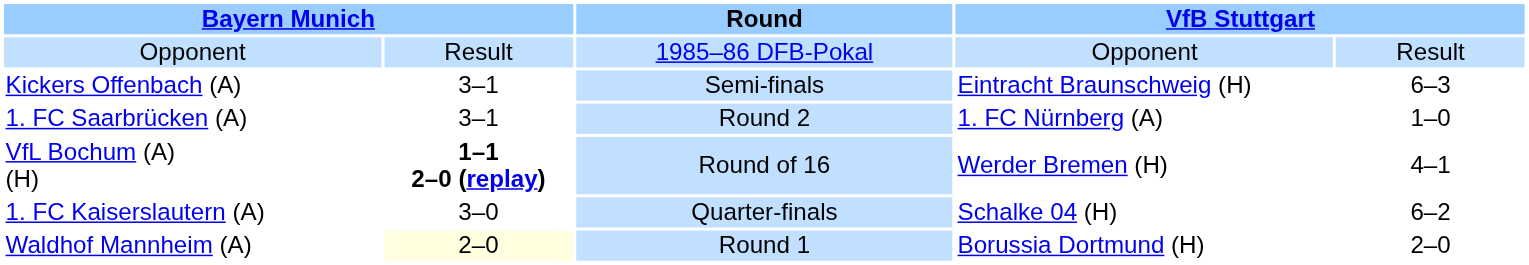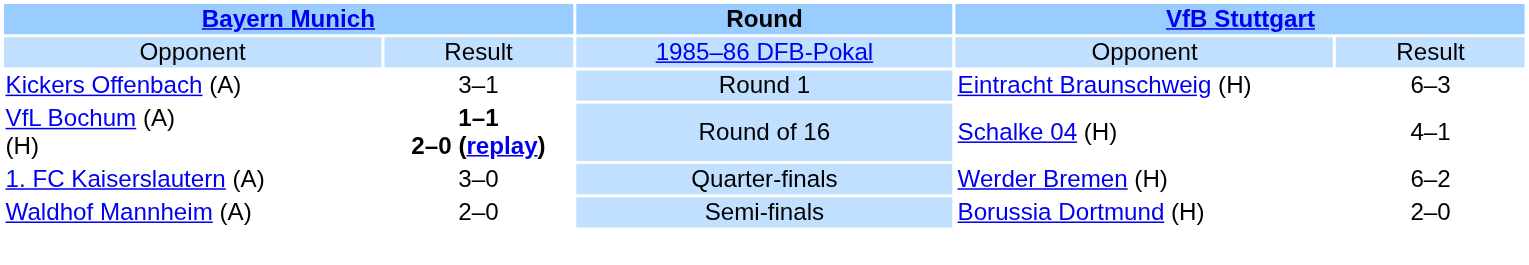(764, 85) Semi-finals -> (764, 85) Round 1
- row: (126, 118)
(1063, 165) Werder Bremen (H) -> (1037, 132) Schalke 04 (H)
(1037, 212) Schalke 04 (H) -> (1063, 178) Werder Bremen (H)
(479, 245) lightyellow background -> (479, 212) no background
(764, 245) Round 1 -> (764, 212) Semi-finals
